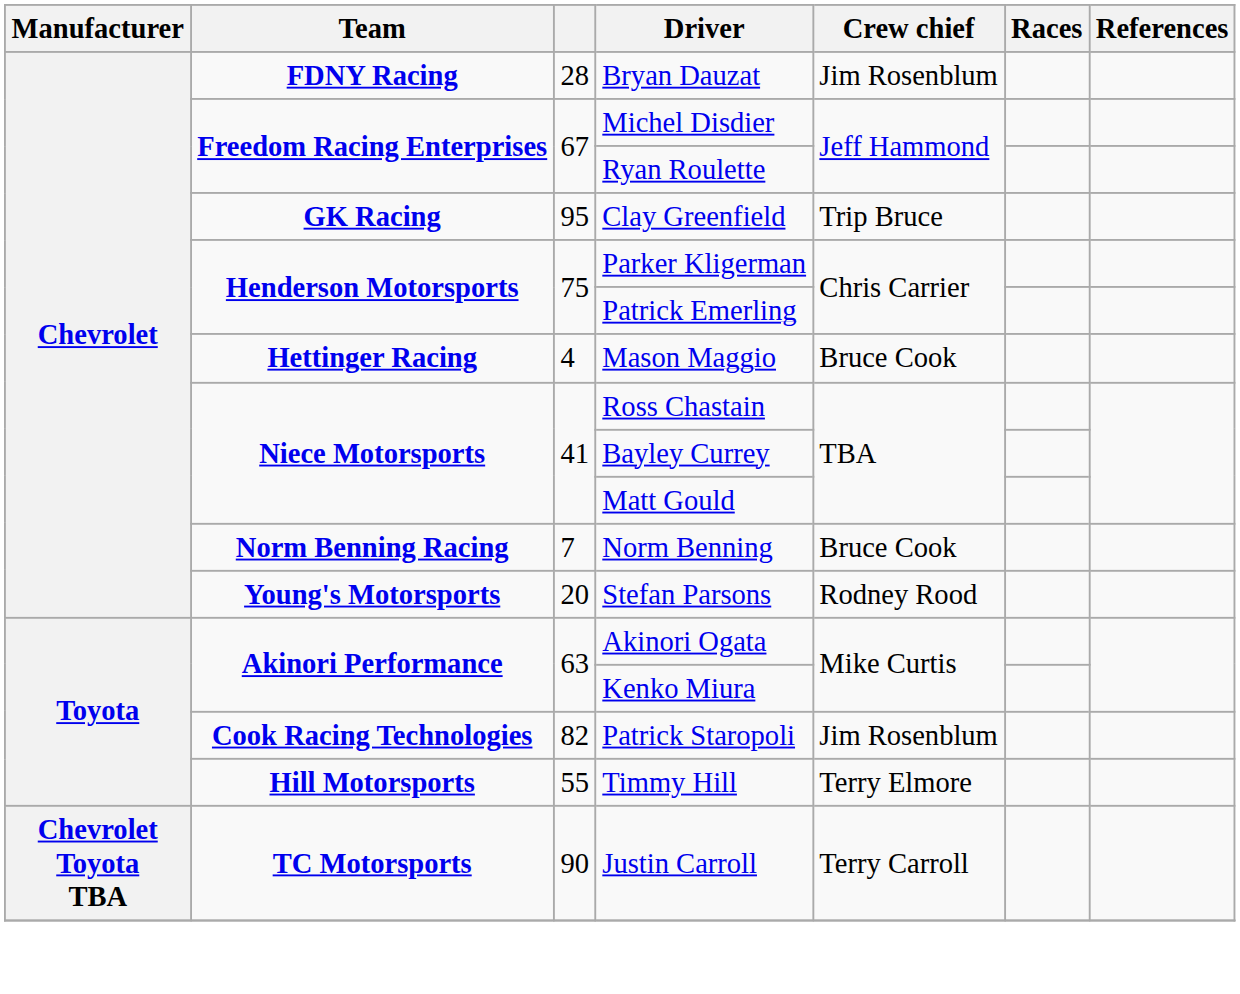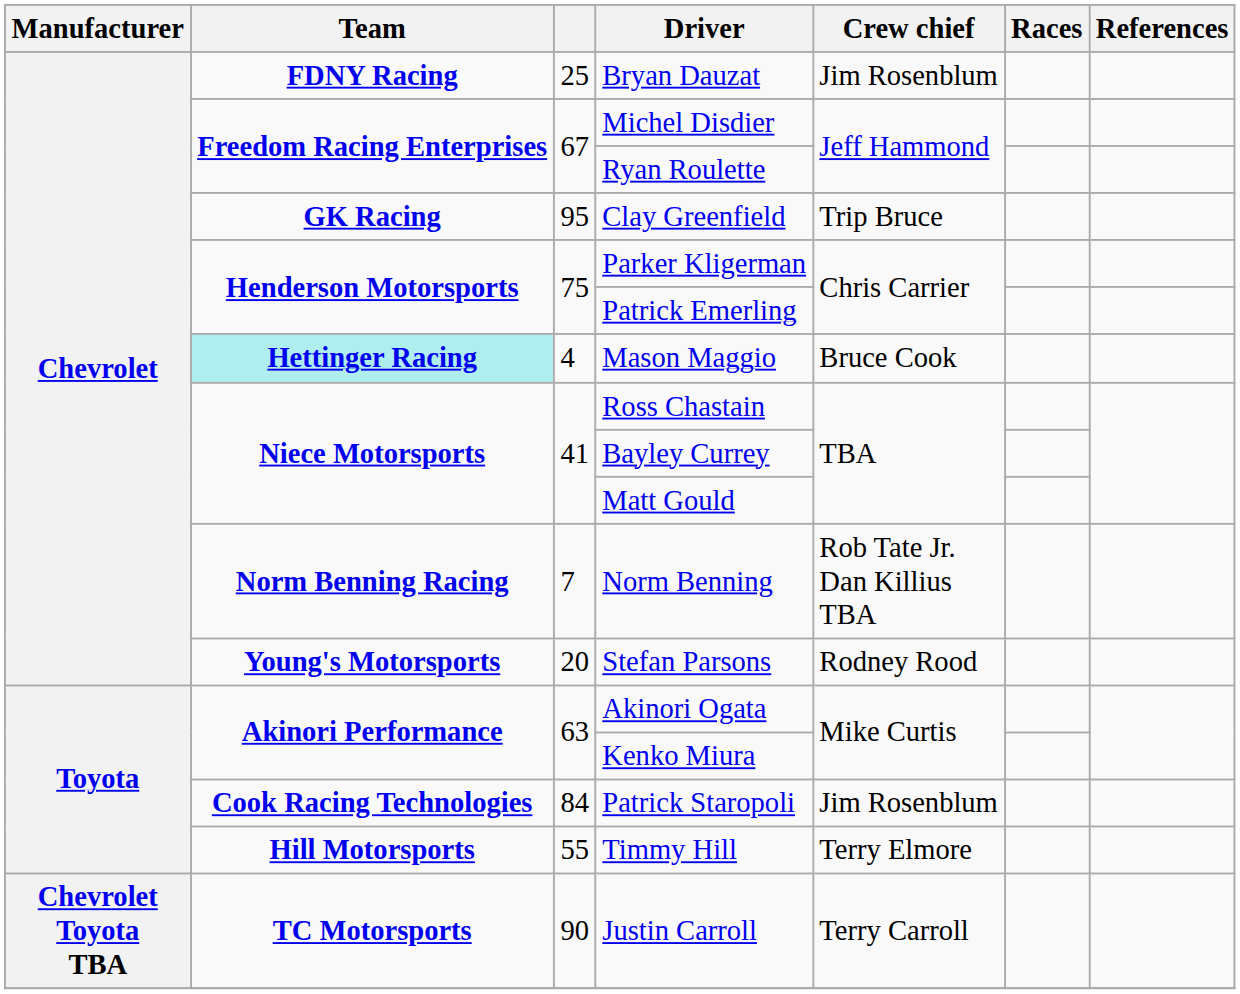(575, 75) 28 -> (575, 75) 25
(372, 358) no background -> (372, 358) paleturquoise background
(888, 546) Bruce Cook -> (887, 580) Rob Tate Jr. Dan Killius TBA
(575, 735) 82 -> (575, 802) 84
